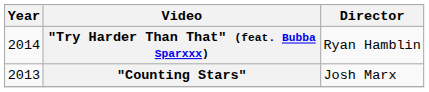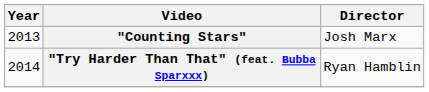rows swapped: (182, 75) <-> (182, 45)
